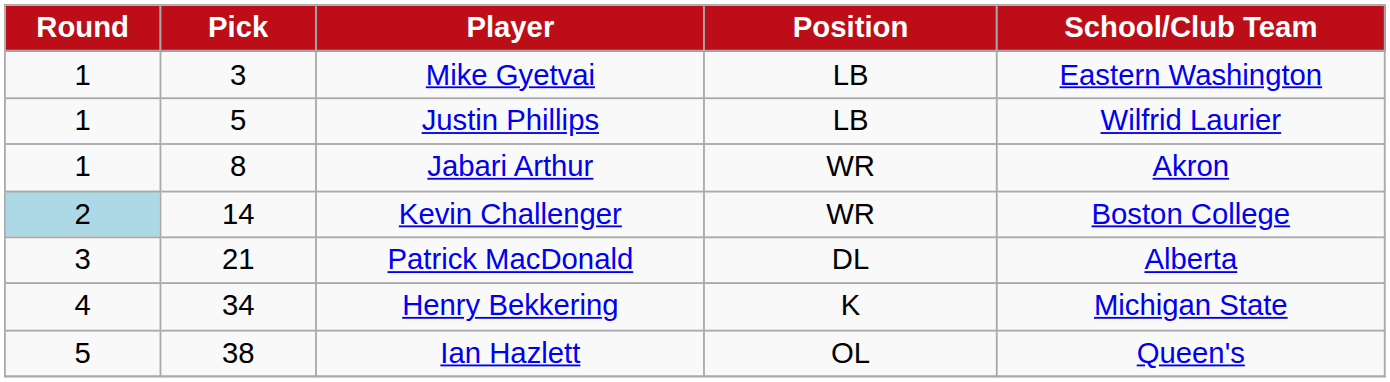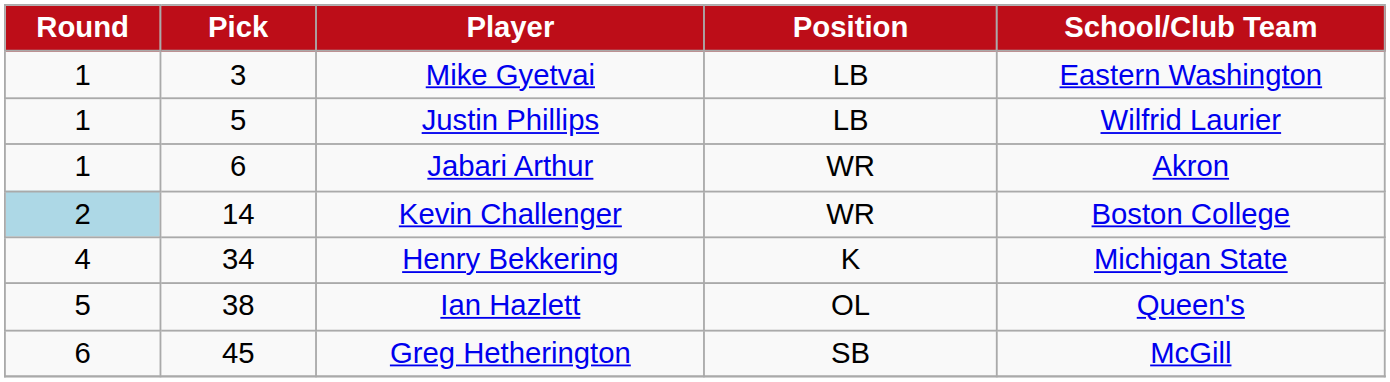(238, 167) 8 -> (238, 167) 6
- row: (510, 259)
+ row: (510, 352)
